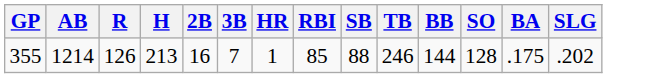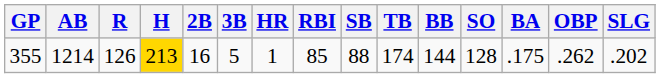+ column: (576, 21)
(161, 55) no background -> (161, 55) gold background
(234, 55) 7 -> (234, 55) 5
(398, 55) 246 -> (398, 55) 174
